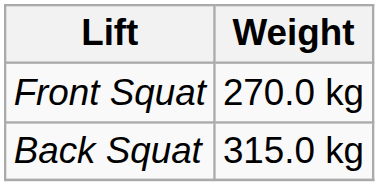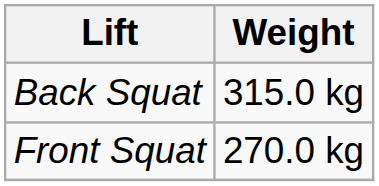rows swapped: (110, 92) <-> (108, 150)
